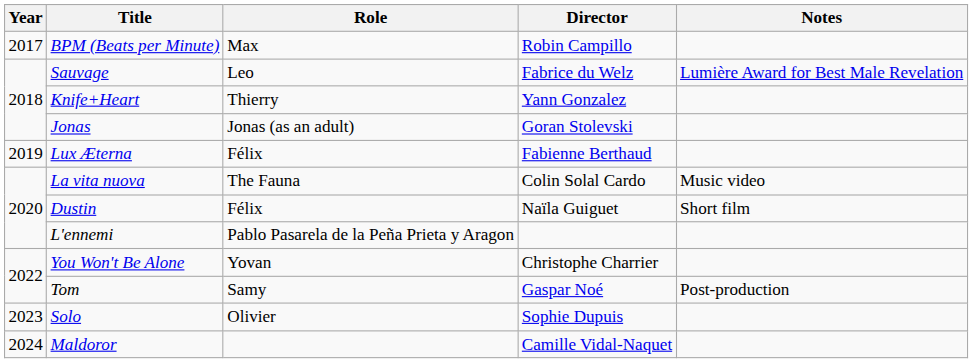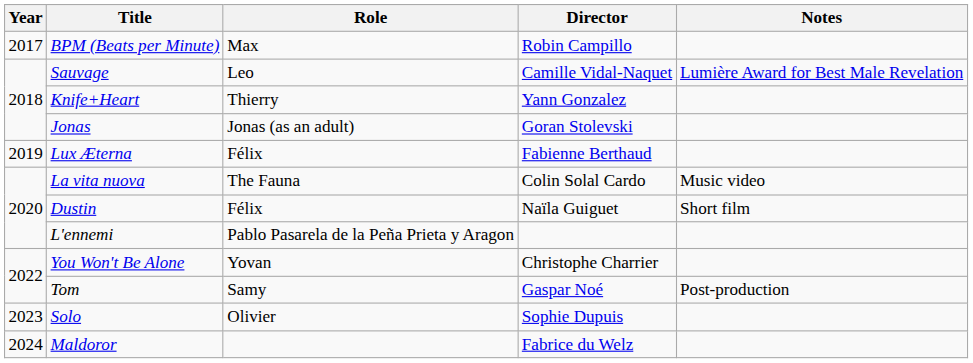(578, 72) Fabrice du Welz -> (597, 72) Camille Vidal-Naquet
(597, 343) Camille Vidal-Naquet -> (578, 343) Fabrice du Welz
